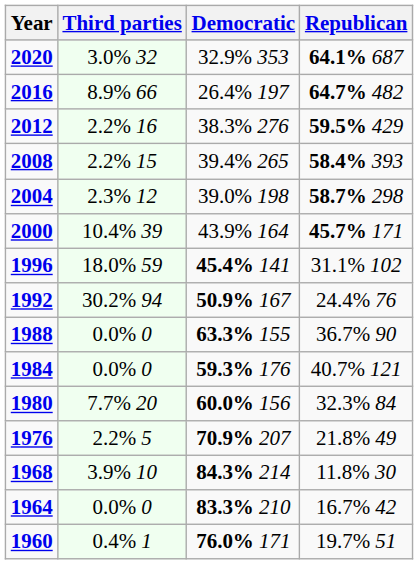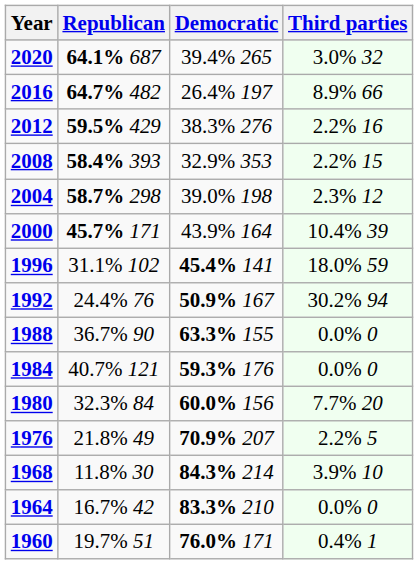columns swapped: (356, 22) <-> (122, 22)
(243, 57) 32.9% 353 -> (226, 57) 39.4% 265
(243, 161) 39.4% 265 -> (226, 161) 32.9% 353
